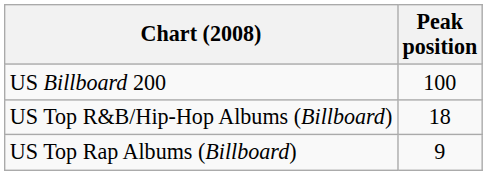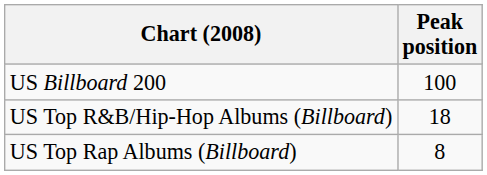(440, 151) 9 -> (440, 151) 8
